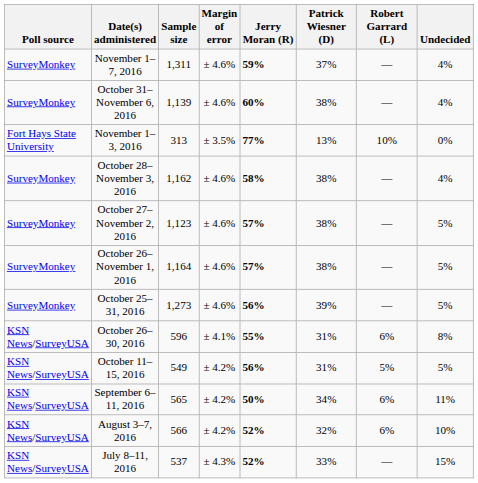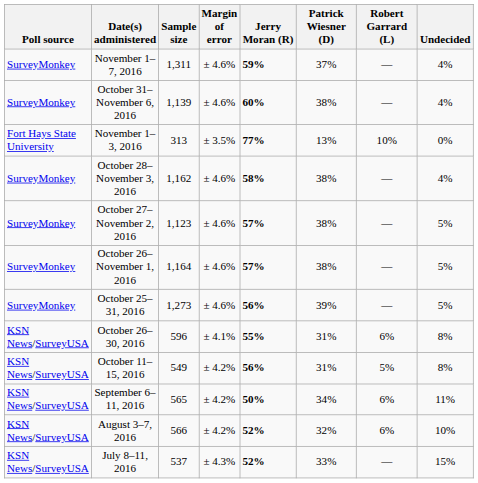(445, 368) 5% -> (445, 368) 8%
